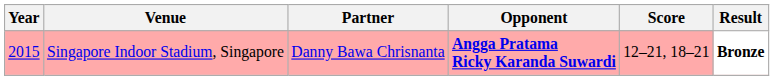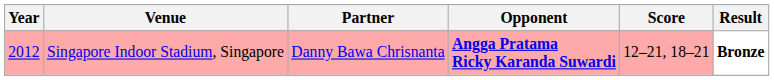(24, 52) 2015 -> (24, 52) 2012
